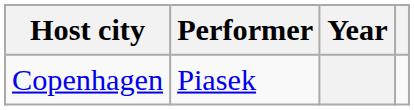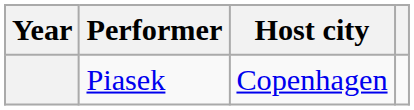columns swapped: (357, 29) <-> (88, 29)
